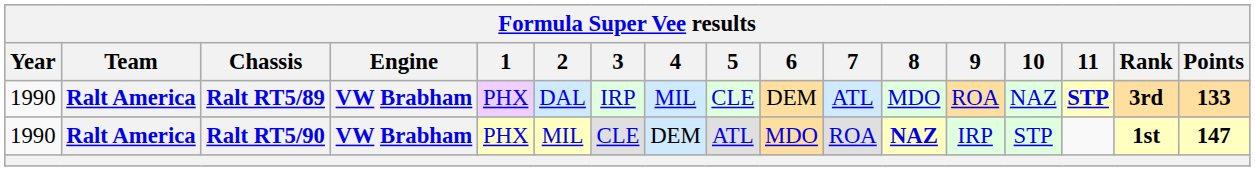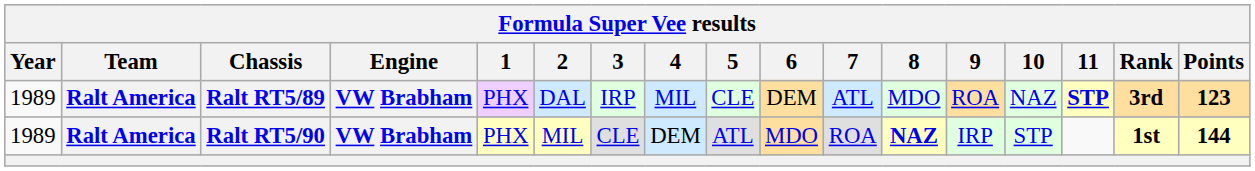(33, 98) 1990 -> (33, 98) 1989
(1214, 98) 133 -> (1214, 98) 123
(33, 136) 1990 -> (33, 136) 1989
(1214, 136) 147 -> (1214, 136) 144
